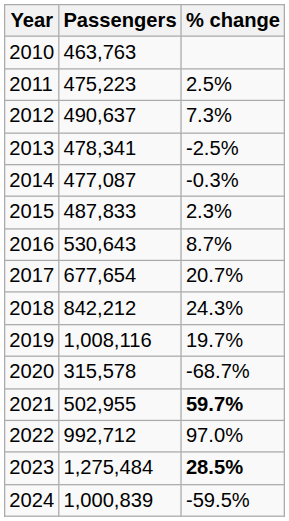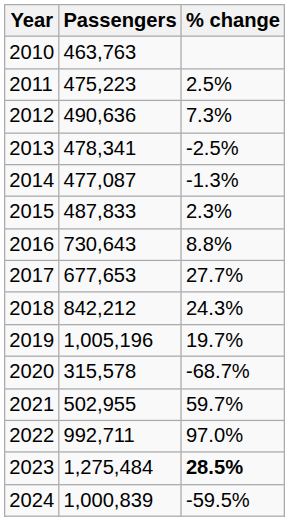(100, 116) 490,637 -> (100, 116) 490,636
(212, 180) -0.3% -> (212, 180) -1.3%
(100, 244) 530,643 -> (100, 244) 730,643
(209, 244) 8.7% -> (209, 244) 8.8%
(100, 276) 677,654 -> (100, 276) 677,653
(214, 276) 20.7% -> (214, 276) 27.7%
(108, 340) 1,008,116 -> (108, 340) 1,005,196
(214, 404) bold -> (214, 404) normal
(100, 436) 992,712 -> (99, 436) 992,711
